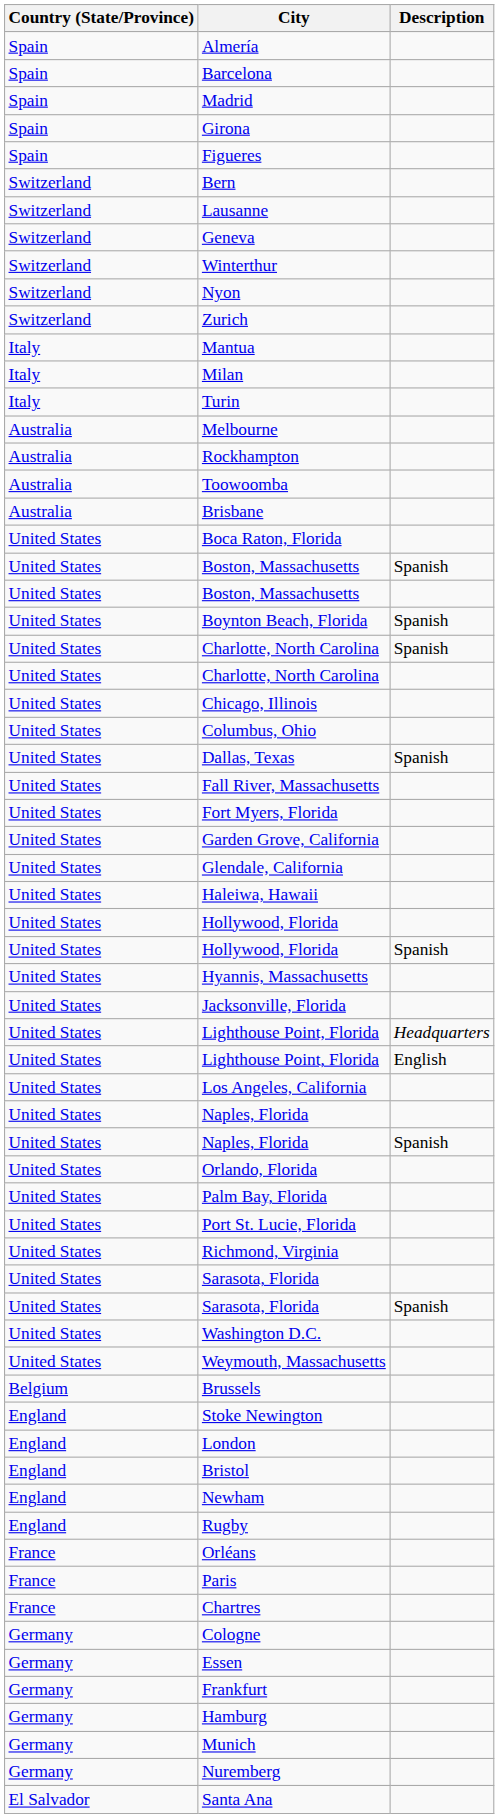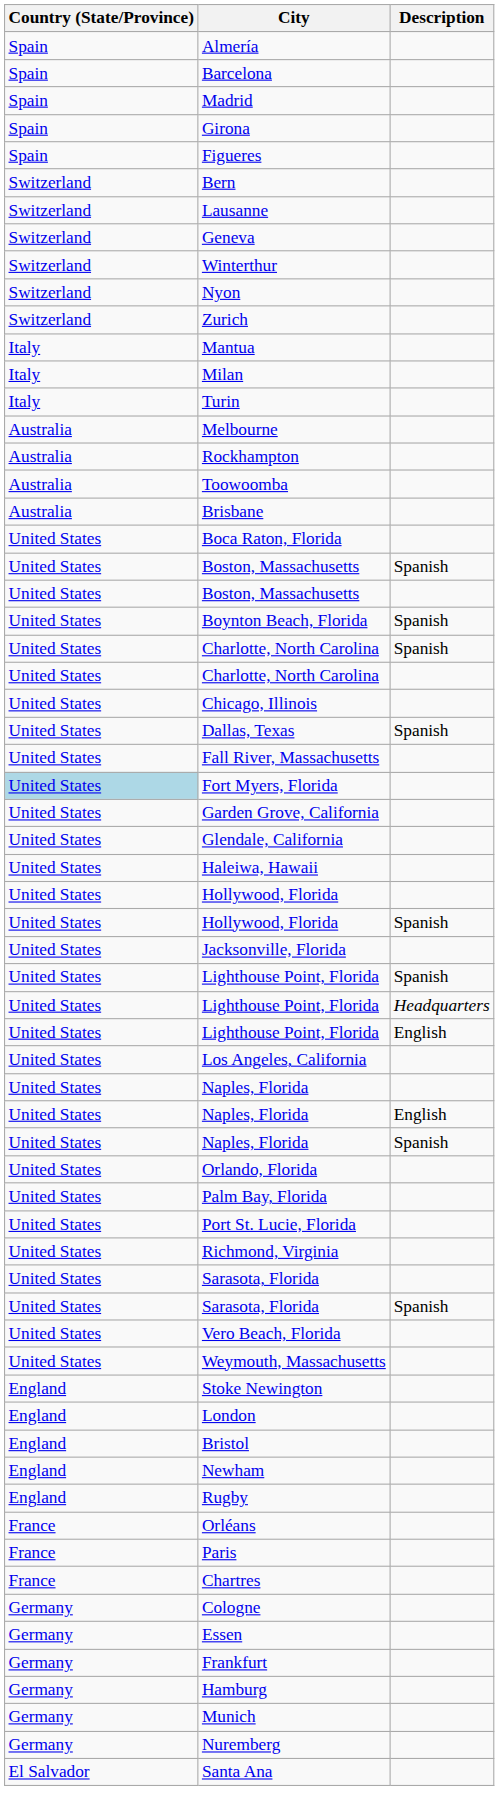- row: (259, 730)
(55, 812) no background -> (55, 785) lightblue background
- row: (285, 977)
+ row: (290, 977)
+ row: (255, 1114)
+ row: (271, 1333)
- row: (261, 1333)
- row: (231, 1388)
